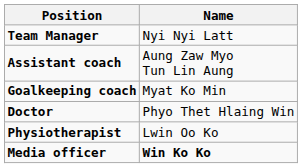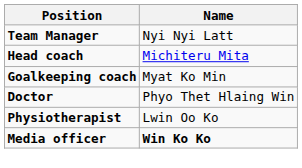+ row: (45, 56)
- row: (64, 63)
